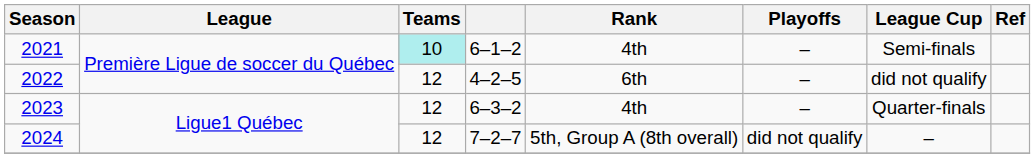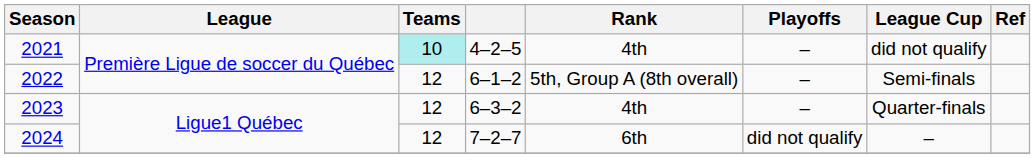(495, 49) 6–1–2 -> (495, 49) 4–2–5
(929, 49) Semi-finals -> (929, 49) did not qualify
(495, 78) 4–2–5 -> (495, 78) 6–1–2
(634, 78) 6th -> (634, 78) 5th, Group A (8th overall)
(929, 78) did not qualify -> (929, 78) Semi-finals
(634, 138) 5th, Group A (8th overall) -> (634, 138) 6th
